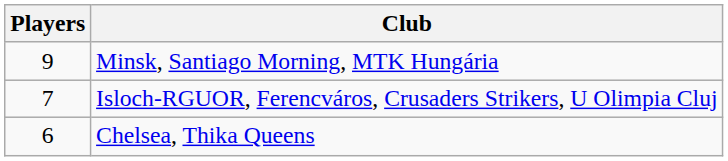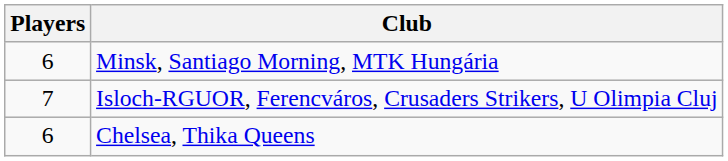(48, 60) 9 -> (48, 60) 6
